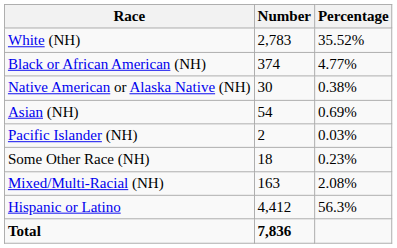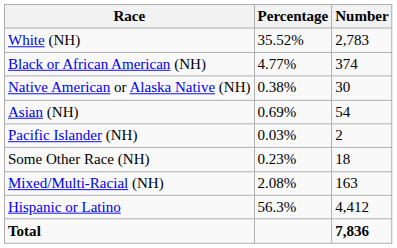columns swapped: (284, 16) <-> (353, 16)
